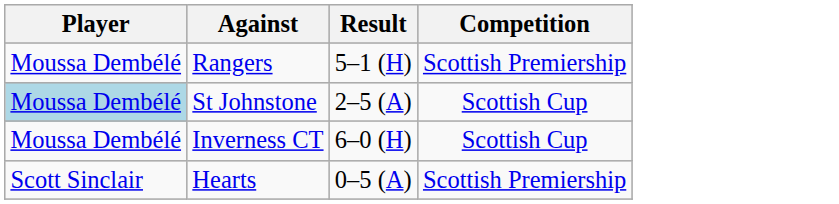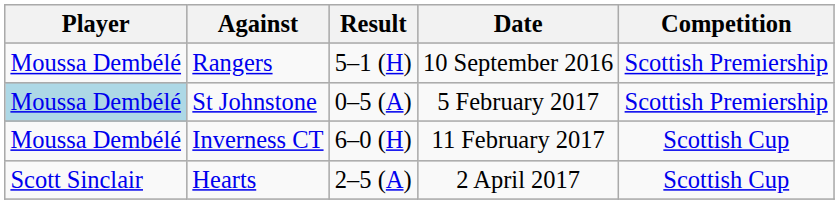+ column: (518, 23)
(373, 101) 2–5 (A) -> (373, 101) 0–5 (A)
(525, 101) Scottish Cup -> (726, 101) Scottish Premiership
(373, 179) 0–5 (A) -> (373, 179) 2–5 (A)
(525, 179) Scottish Premiership -> (726, 179) Scottish Cup
